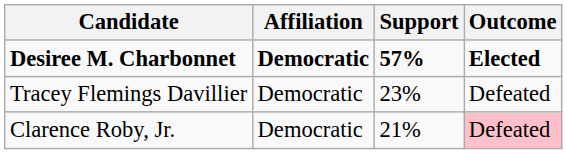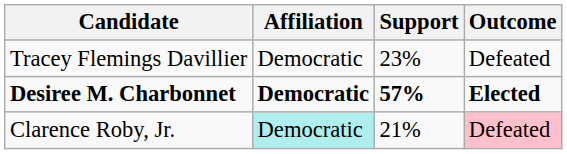rows swapped: (123, 58) <-> (129, 93)
(310, 129) no background -> (310, 129) paleturquoise background
